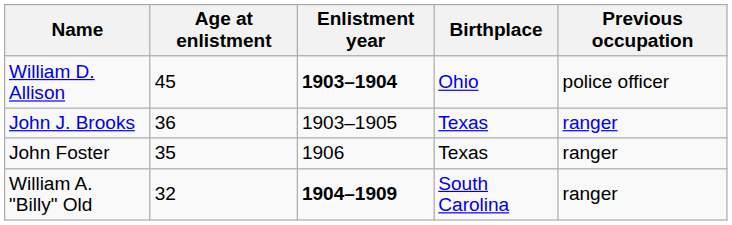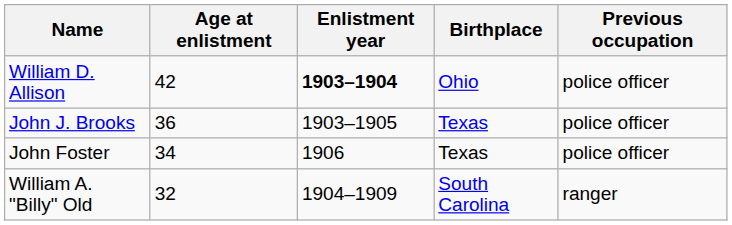(165, 81) 45 -> (165, 81) 42
(590, 122) ranger -> (616, 122) police officer
(165, 153) 35 -> (165, 153) 34
(590, 153) ranger -> (616, 153) police officer
(350, 193) bold -> (350, 193) normal
